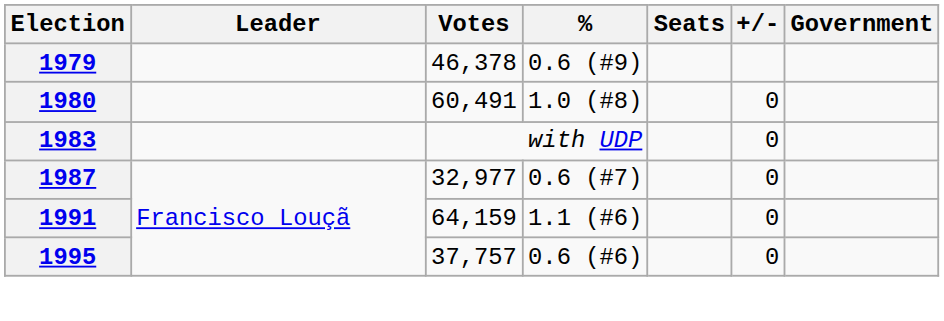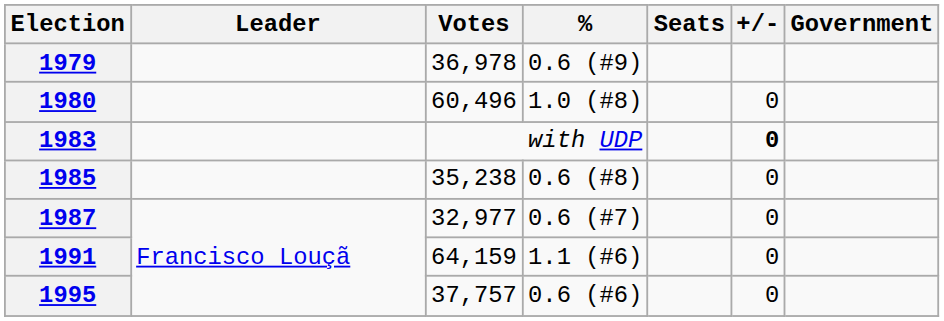(474, 63) 46,378 -> (474, 63) 36,978
(474, 102) 60,491 -> (474, 102) 60,496
(772, 141) normal -> (772, 141) bold
+ row: (68, 179)
